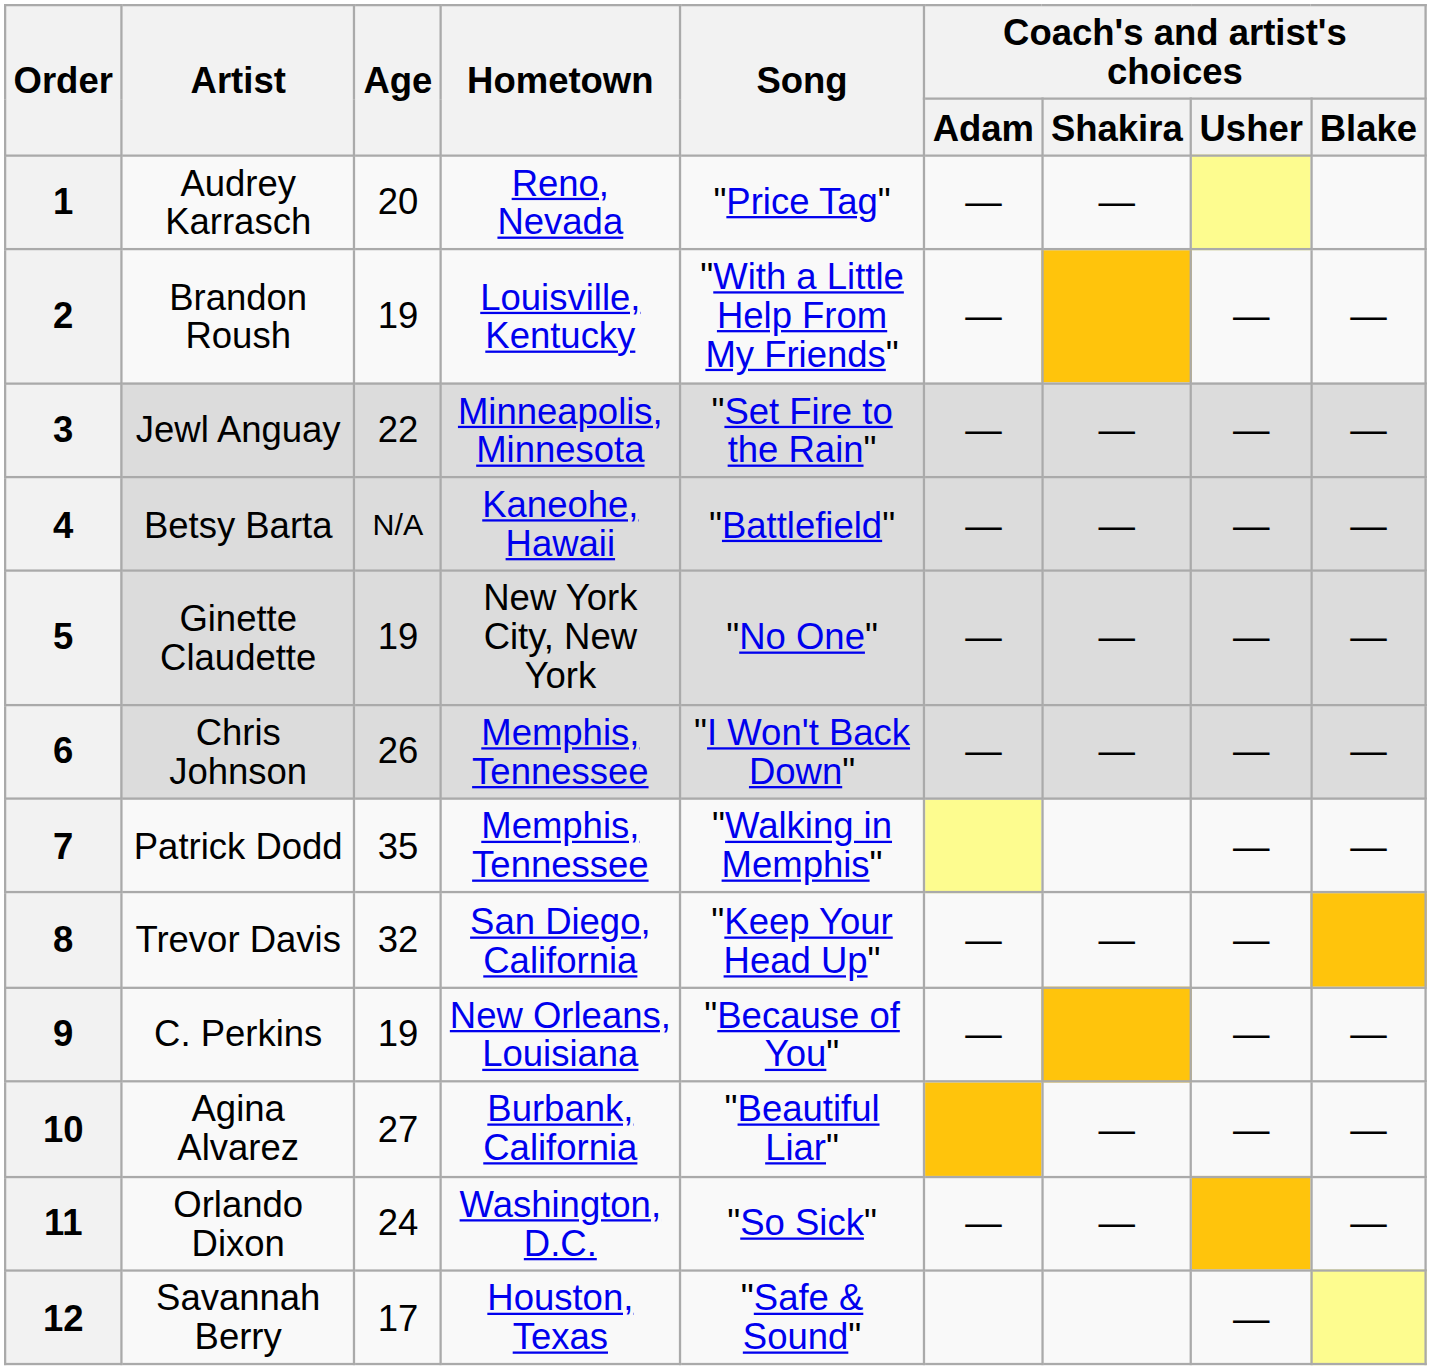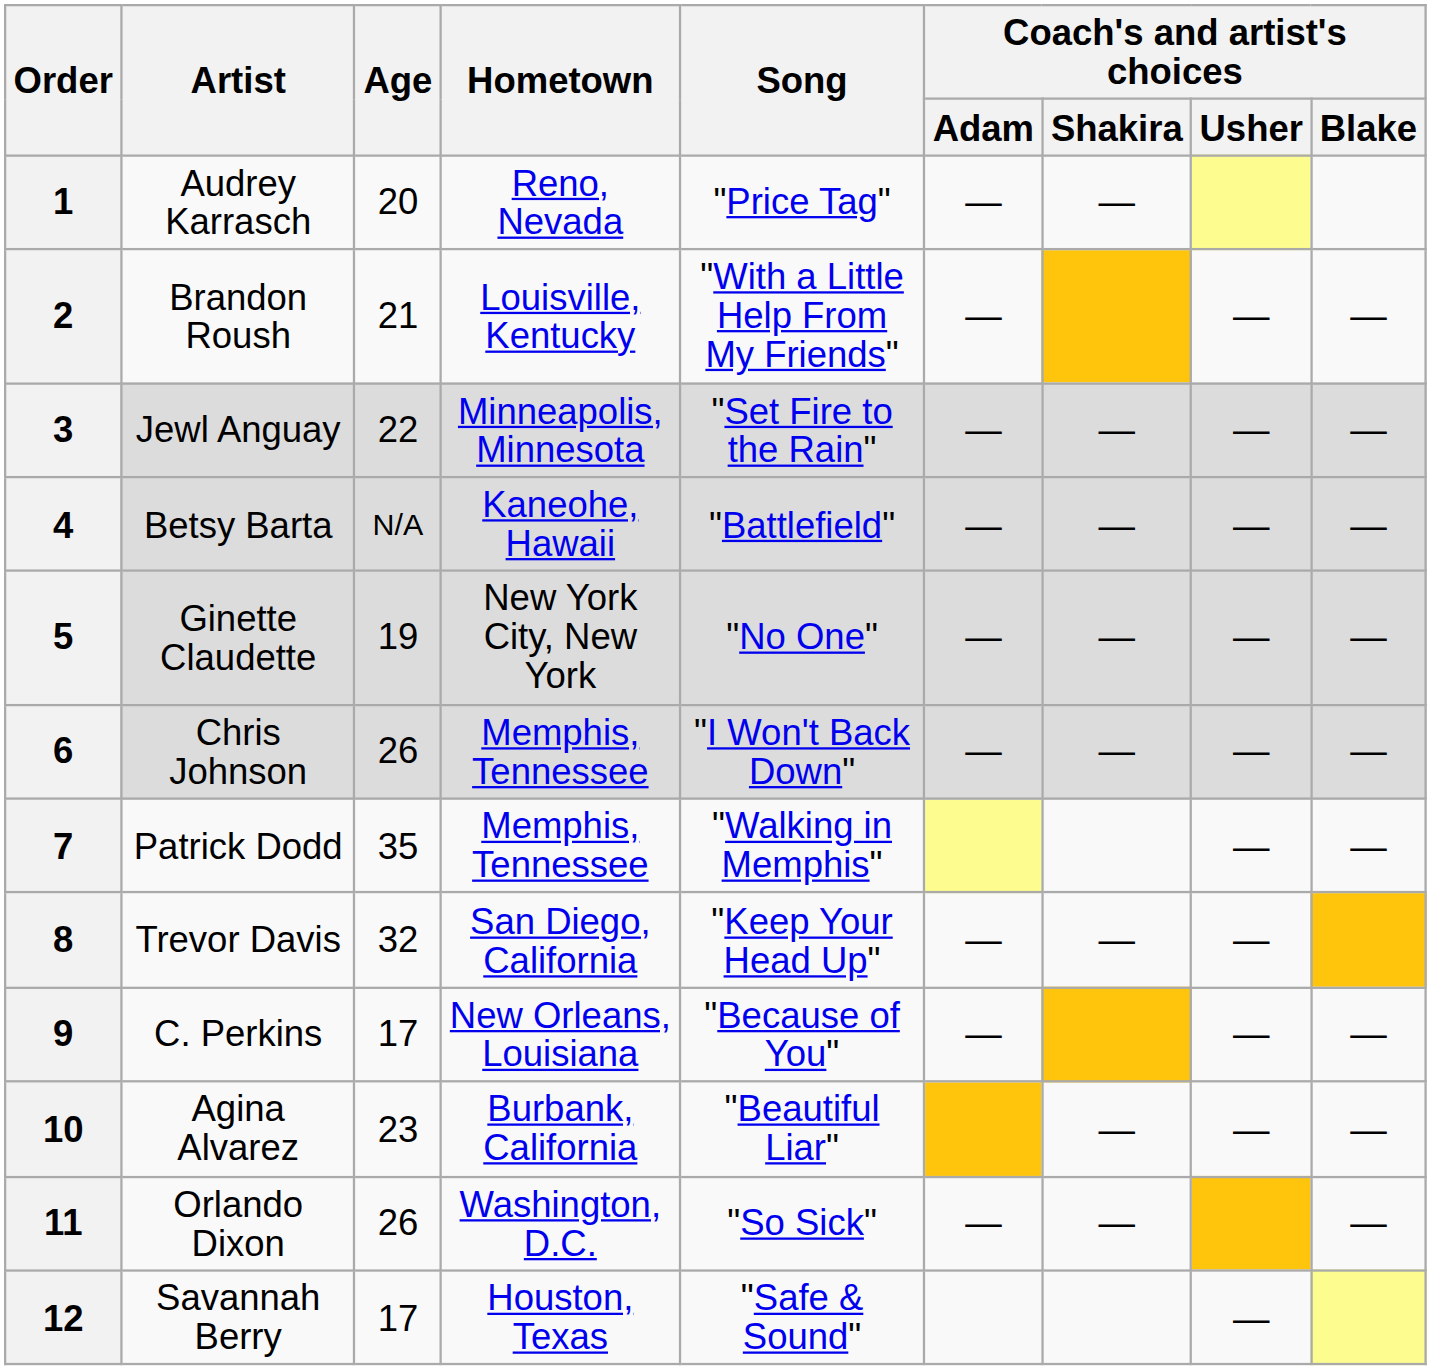(398, 316) 19 -> (398, 316) 21
(398, 1034) 19 -> (398, 1034) 17
(398, 1129) 27 -> (398, 1129) 23
(398, 1223) 24 -> (398, 1223) 26
